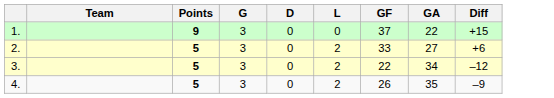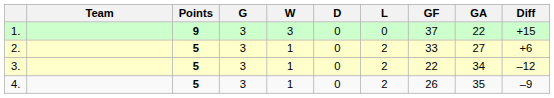+ column: (290, 13)
